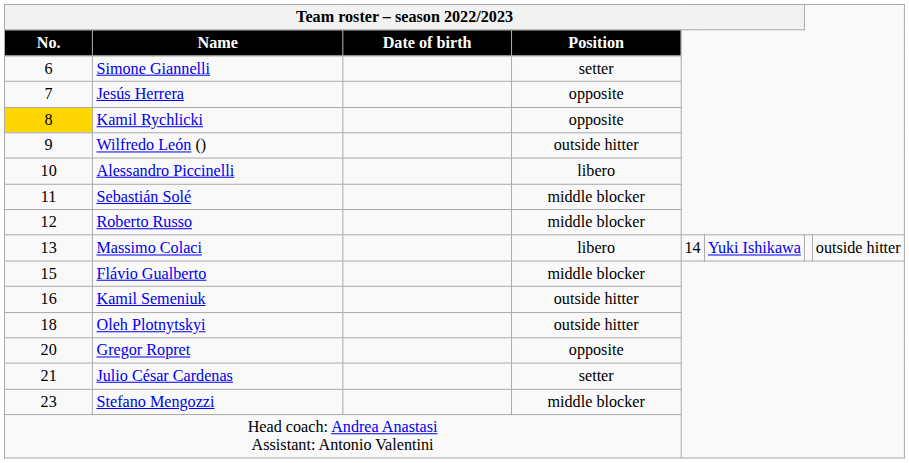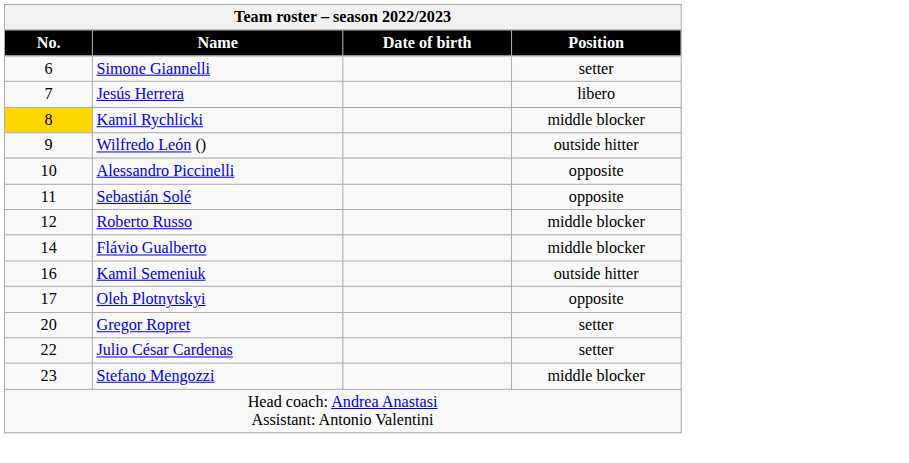(596, 94) opposite -> (596, 94) libero
(596, 119) opposite -> (596, 119) middle blocker
(596, 171) libero -> (596, 171) opposite
(596, 196) middle blocker -> (596, 196) opposite
- row: (149, 247)
(49, 273) 15 -> (49, 247) 14
(49, 324) 18 -> (49, 299) 17
(596, 324) outside hitter -> (596, 299) opposite
(596, 350) opposite -> (596, 324) setter
(49, 376) 21 -> (49, 350) 22
